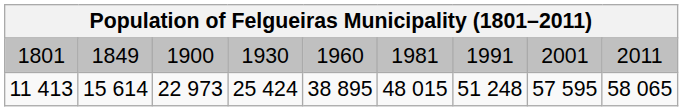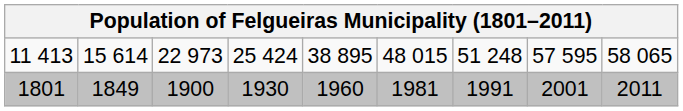rows swapped: (41, 55) <-> (41, 88)
